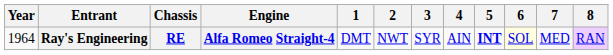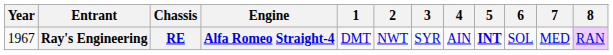(21, 38) 1964 -> (21, 38) 1967
(521, 38) lightyellow background -> (521, 38) no background
